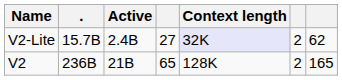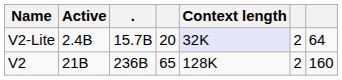columns swapped: (81, 16) <-> (130, 16)
(167, 39) 27 -> (167, 39) 20
(317, 39) 62 -> (317, 39) 64
(321, 63) 165 -> (321, 63) 160
